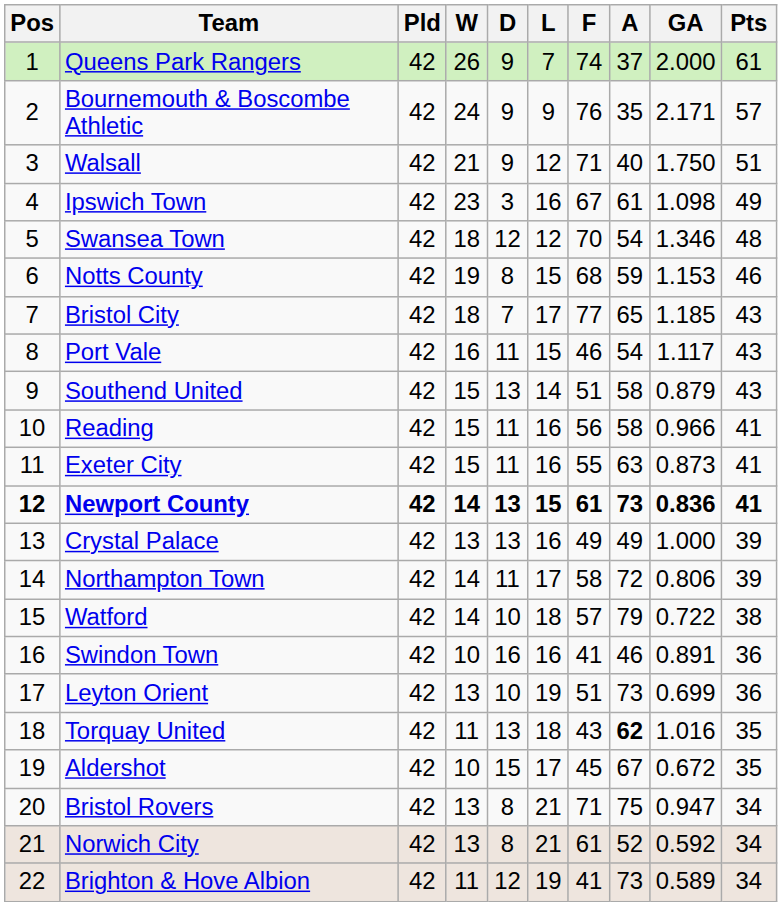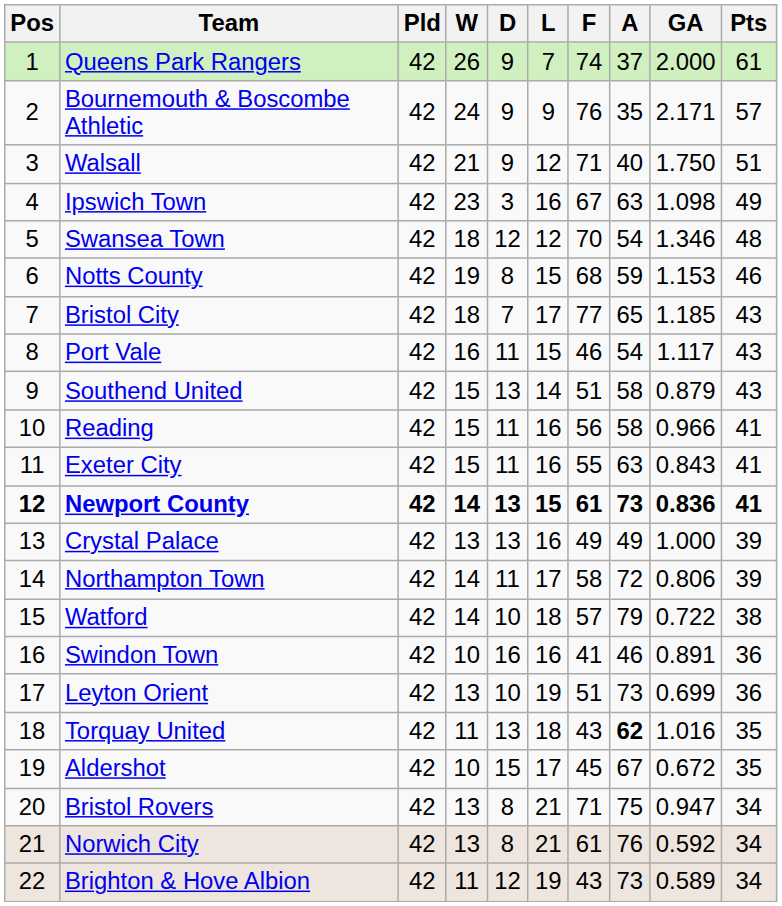(630, 201) 61 -> (630, 201) 63
(686, 466) 0.873 -> (686, 466) 0.843
(630, 844) 52 -> (630, 844) 76
(589, 882) 41 -> (589, 882) 43
